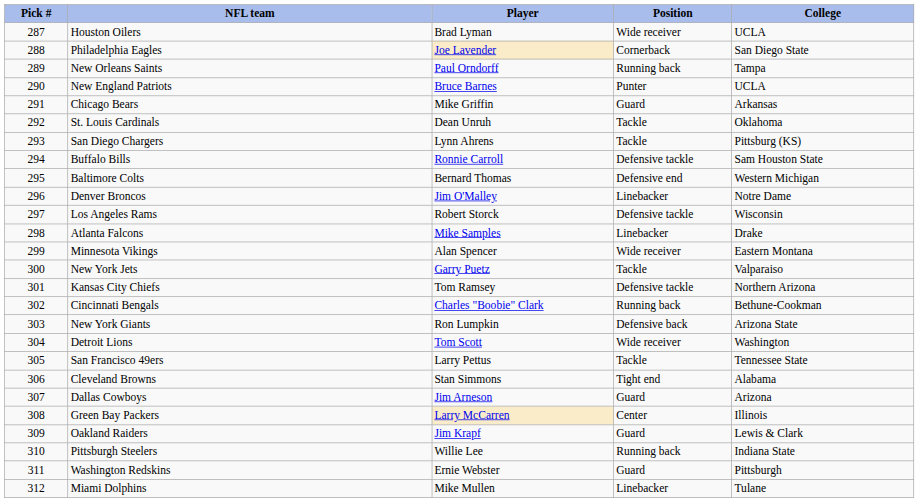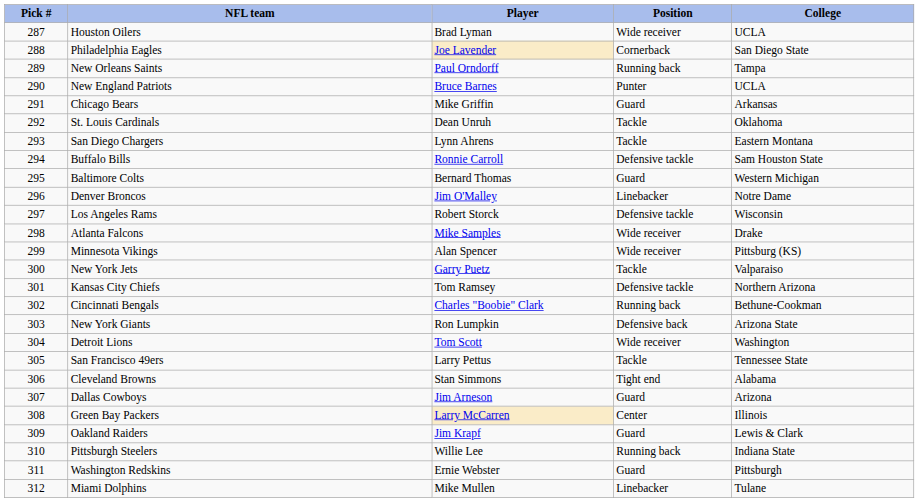(768, 141) Pittsburg (KS) -> (774, 141) Eastern Montana
(649, 178) Defensive end -> (631, 178) Guard
(642, 232) Linebacker -> (648, 232) Wide receiver
(774, 251) Eastern Montana -> (768, 251) Pittsburg (KS)
